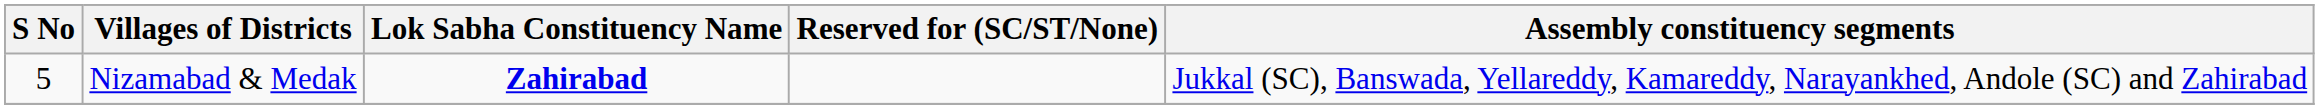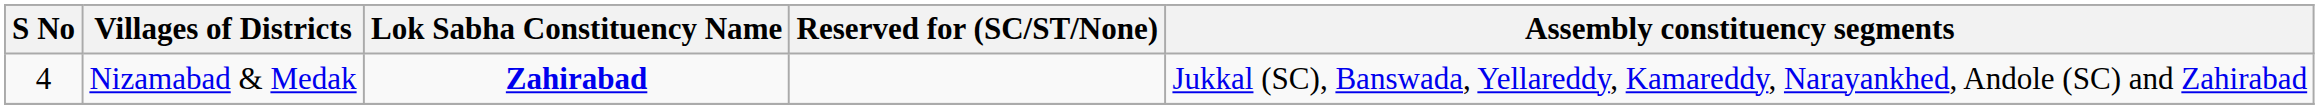(44, 78) 5 -> (44, 78) 4
